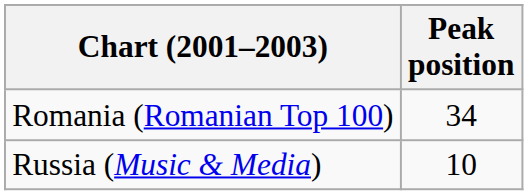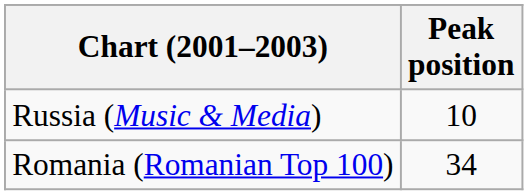rows swapped: (203, 114) <-> (167, 164)
